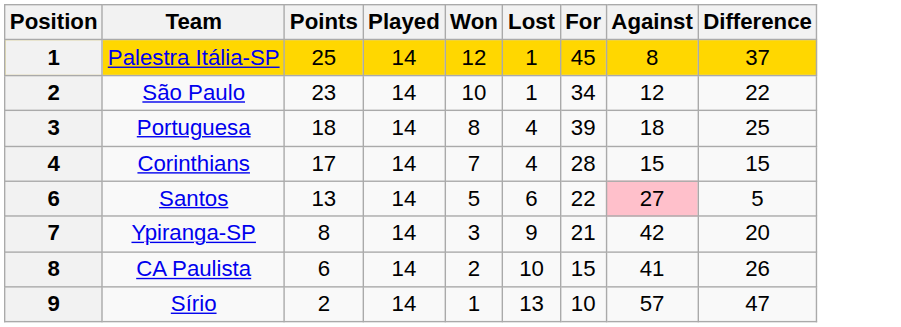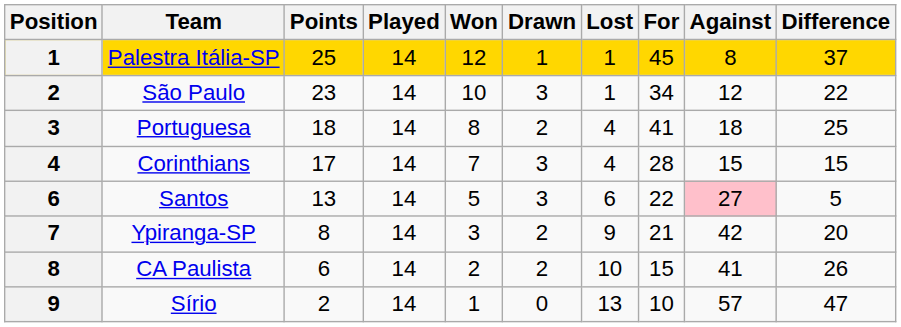+ column: (542, 22)
(583, 127) 39 -> (661, 127) 41
